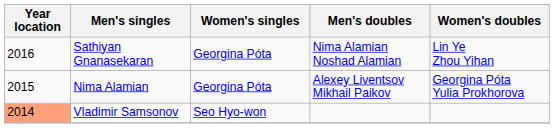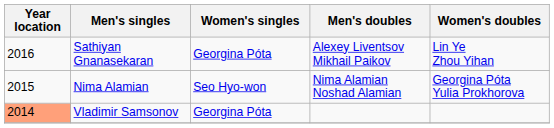(357, 53) Nima Alamian Noshad Alamian -> (358, 53) Alexey Liventsov Mikhail Paikov
(232, 86) Georgina Póta -> (230, 86) Seo Hyo-won
(358, 86) Alexey Liventsov Mikhail Paikov -> (357, 86) Nima Alamian Noshad Alamian
(230, 113) Seo Hyo-won -> (232, 113) Georgina Póta
